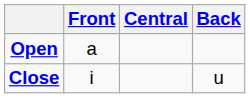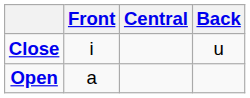rows swapped: (34, 78) <-> (34, 48)
